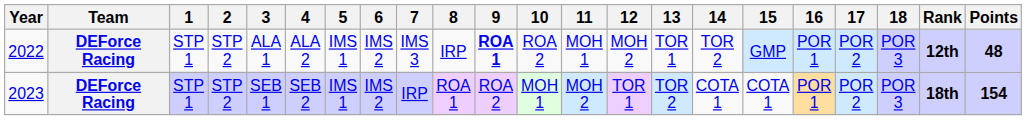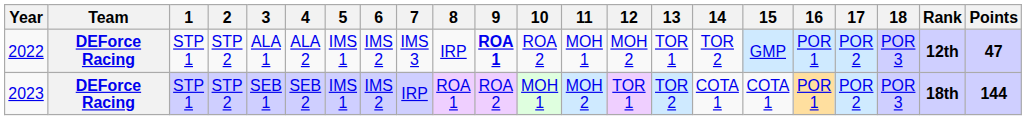(994, 51) 48 -> (994, 51) 47
(994, 93) 154 -> (994, 93) 144
